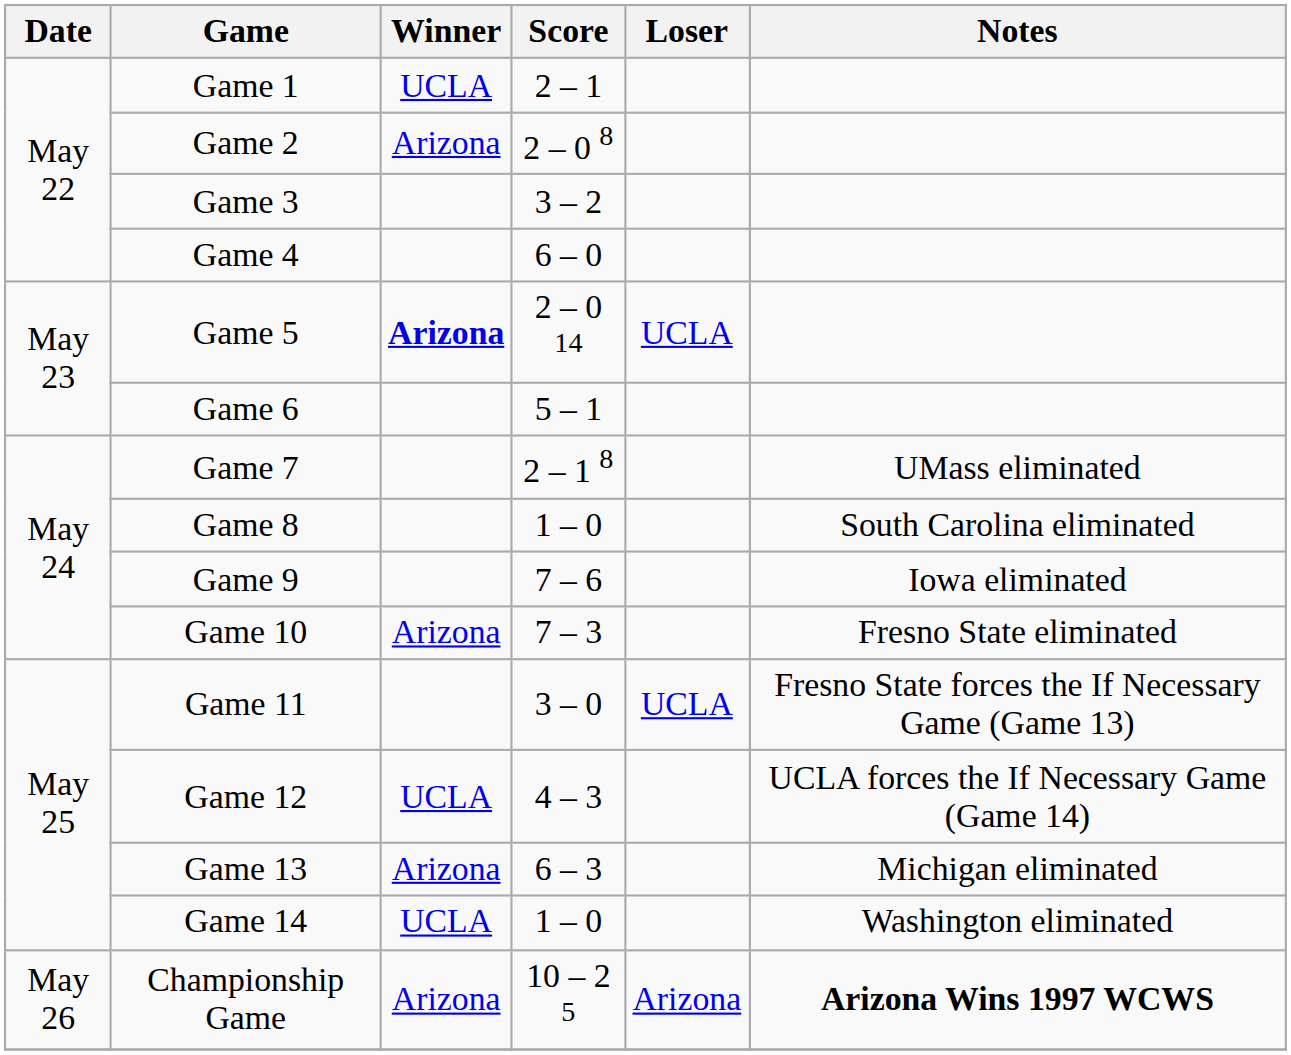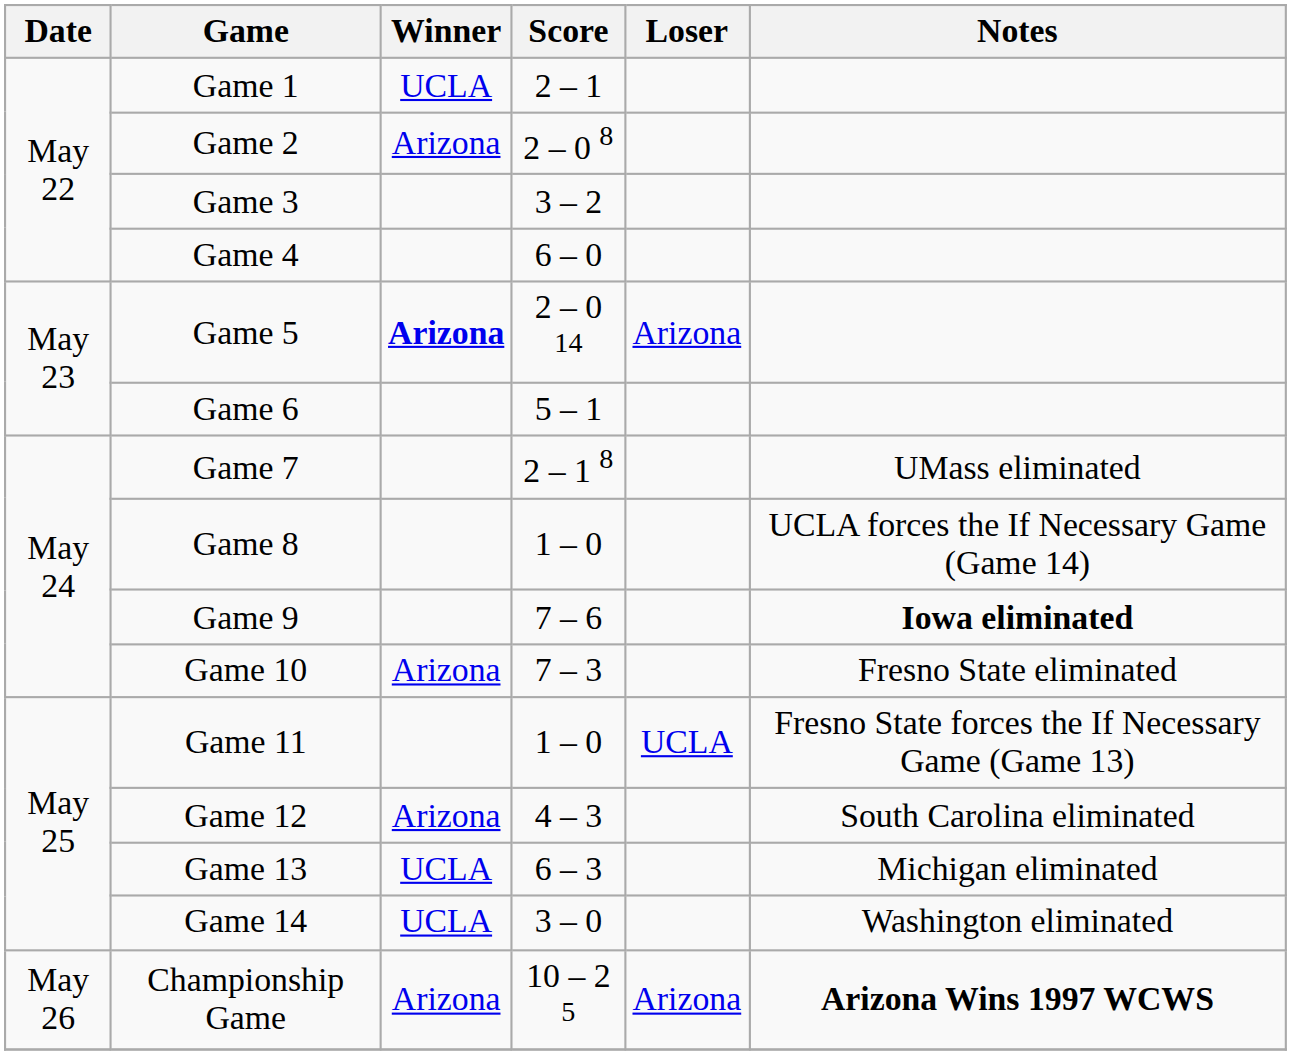(687, 331) UCLA -> (687, 331) Arizona
(1017, 524) South Carolina eliminated -> (1017, 543) UCLA forces the If Necessary Game (Game 14)
(1017, 578) normal -> (1017, 616) bold
(568, 704) 3 – 0 -> (568, 742) 1 – 0
(446, 796) UCLA -> (446, 815) Arizona
(1017, 796) UCLA forces the If Necessary Game (Game 14) -> (1017, 815) South Carolina eliminated
(446, 868) Arizona -> (446, 868) UCLA
(568, 922) 1 – 0 -> (568, 922) 3 – 0
